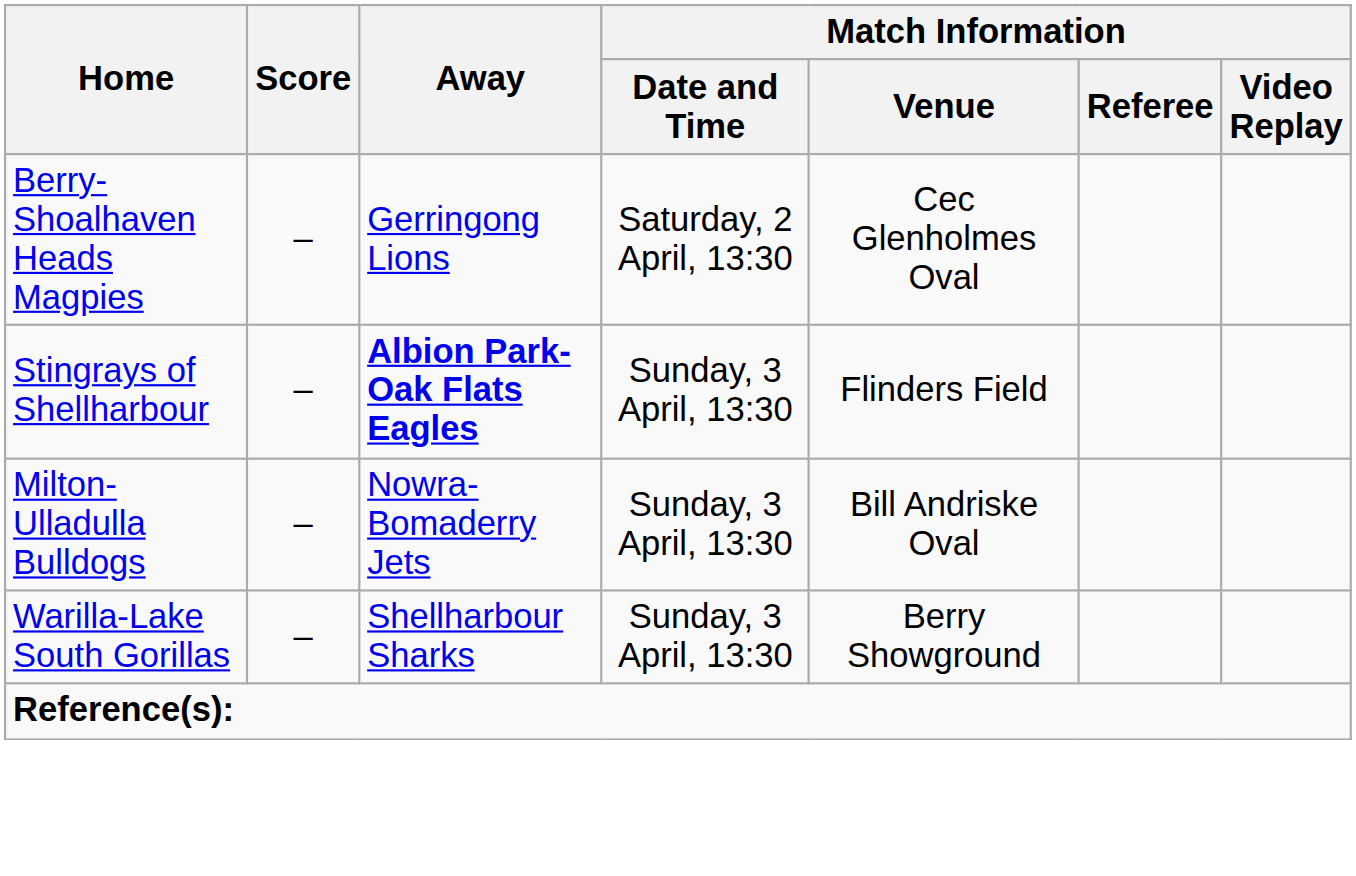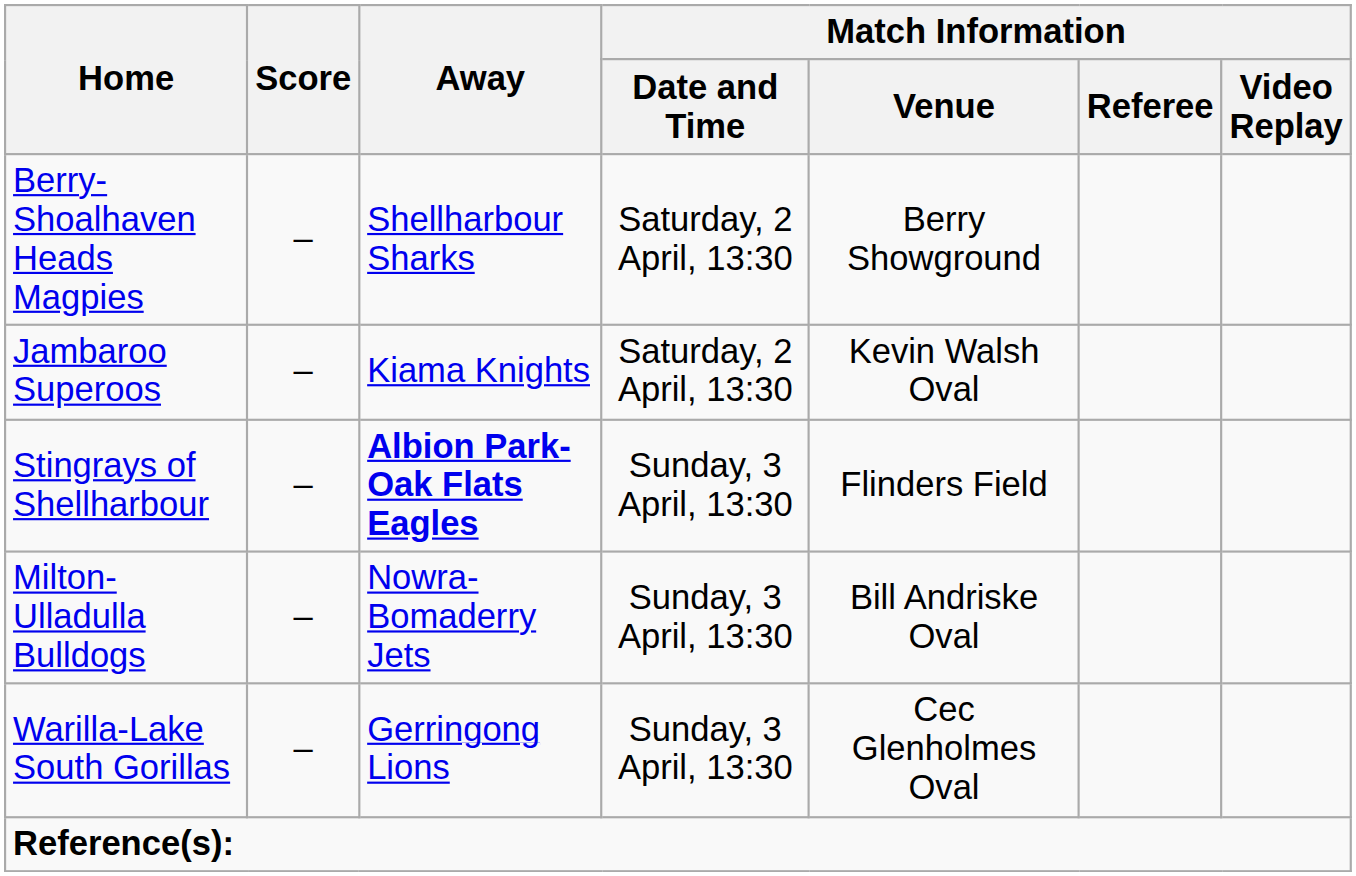(454, 238) Gerringong Lions -> (465, 238) Shellharbour Sharks
(944, 238) Cec Glenholmes Oval -> (944, 238) Berry Showground
+ row: (90, 371)
(465, 636) Shellharbour Sharks -> (454, 749) Gerringong Lions
(944, 636) Berry Showground -> (944, 749) Cec Glenholmes Oval
